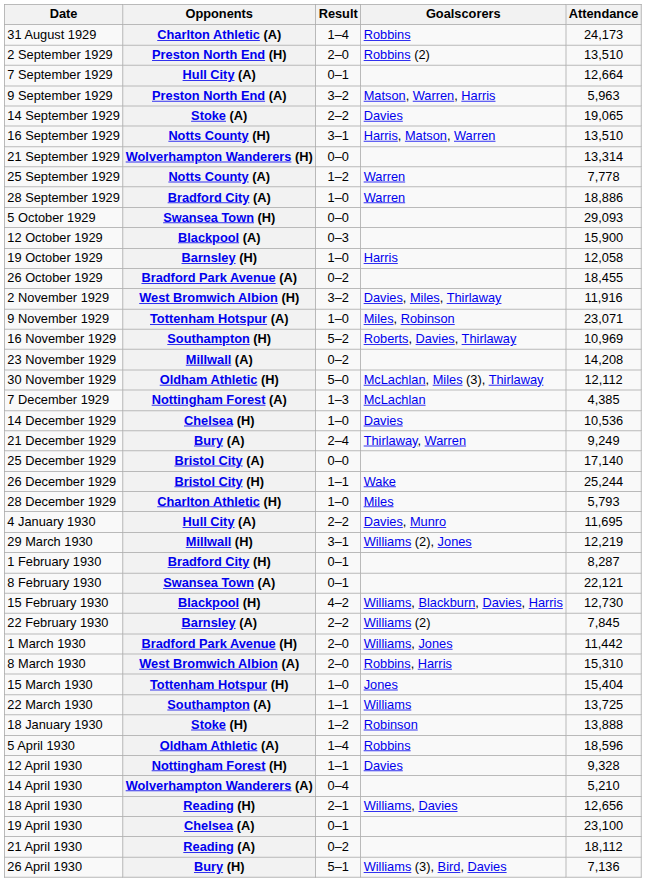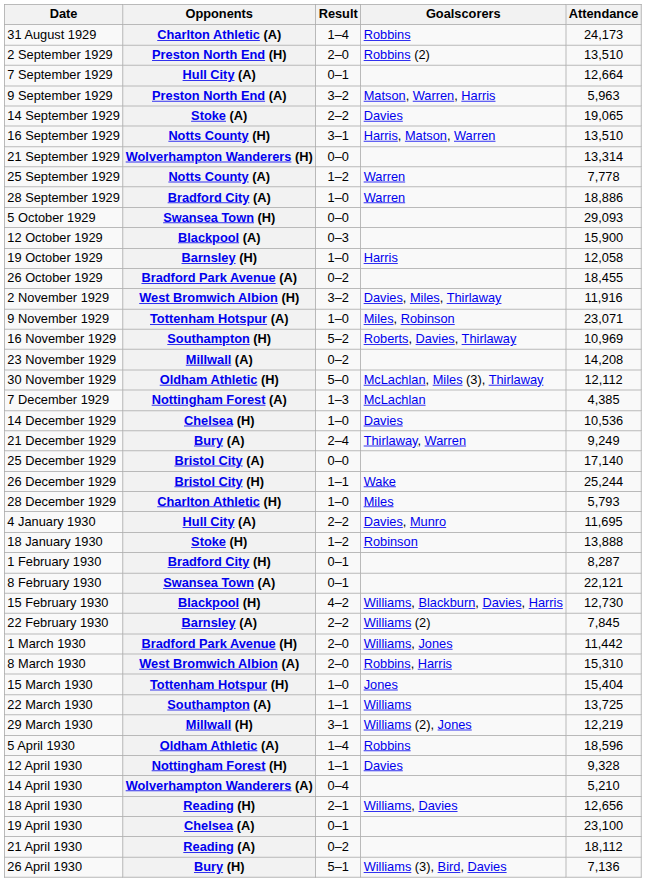rows swapped: (55, 725) <-> (50, 542)
